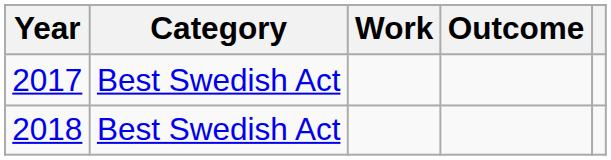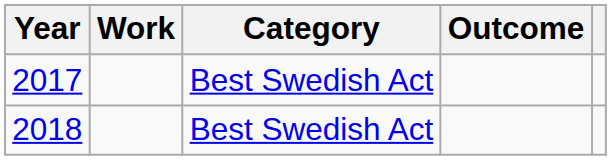columns swapped: (219, 29) <-> (394, 29)
